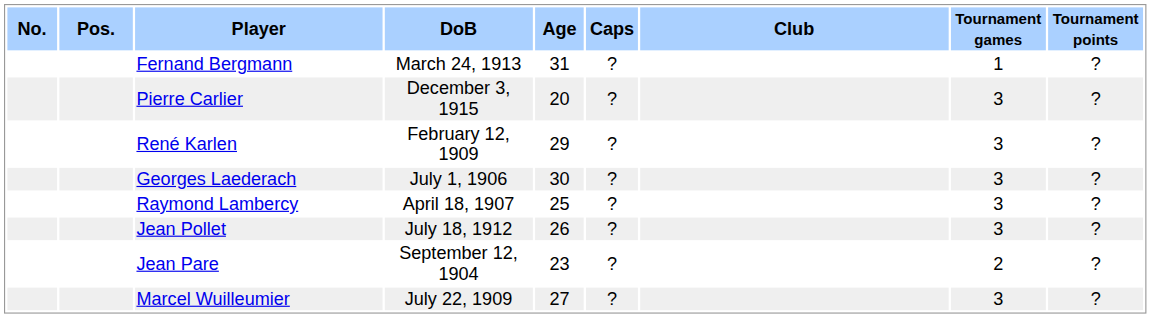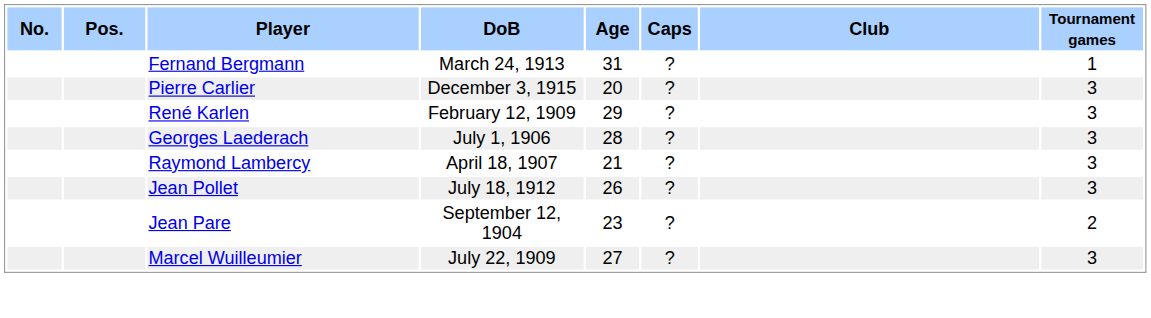- column: (1096, 29)
(559, 179) 30 -> (612, 138) 28
(559, 203) 25 -> (612, 163) 21
